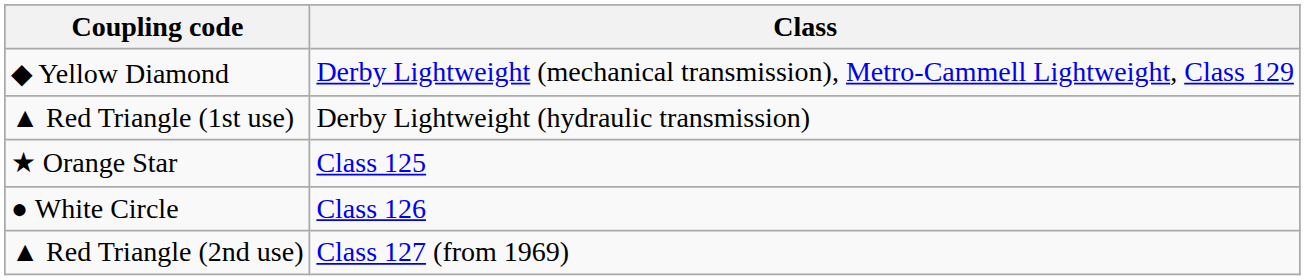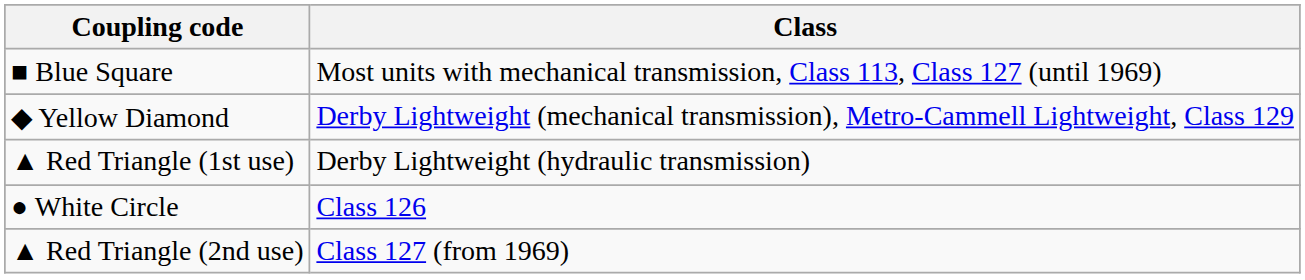+ row: (92, 71)
- row: (94, 163)
